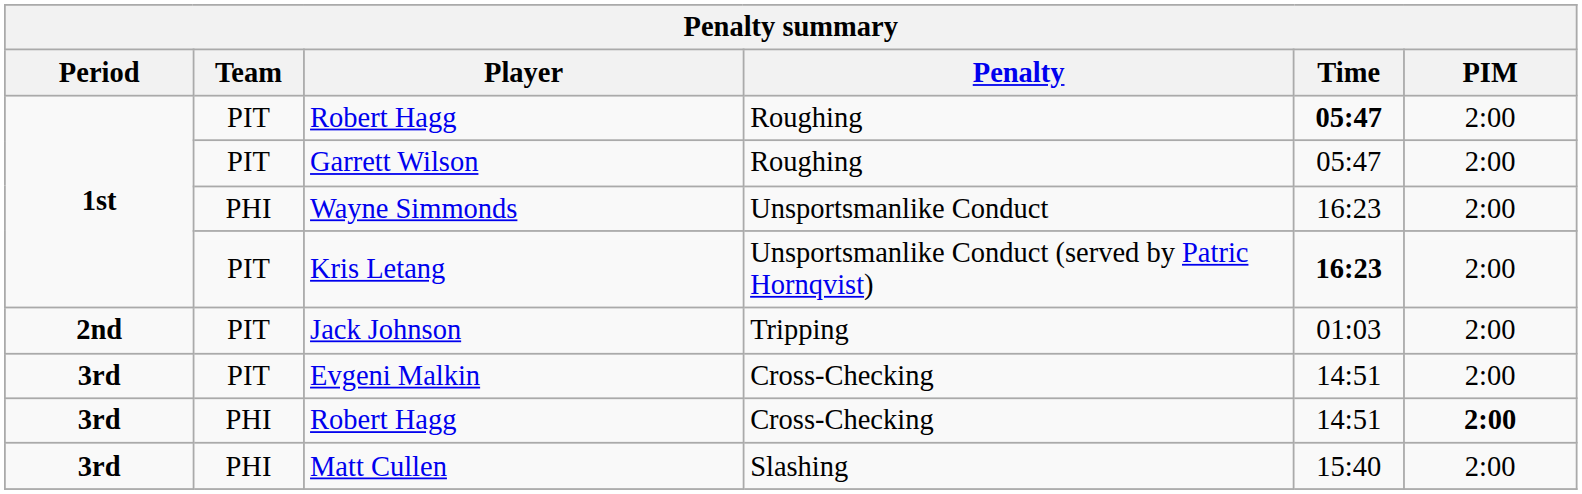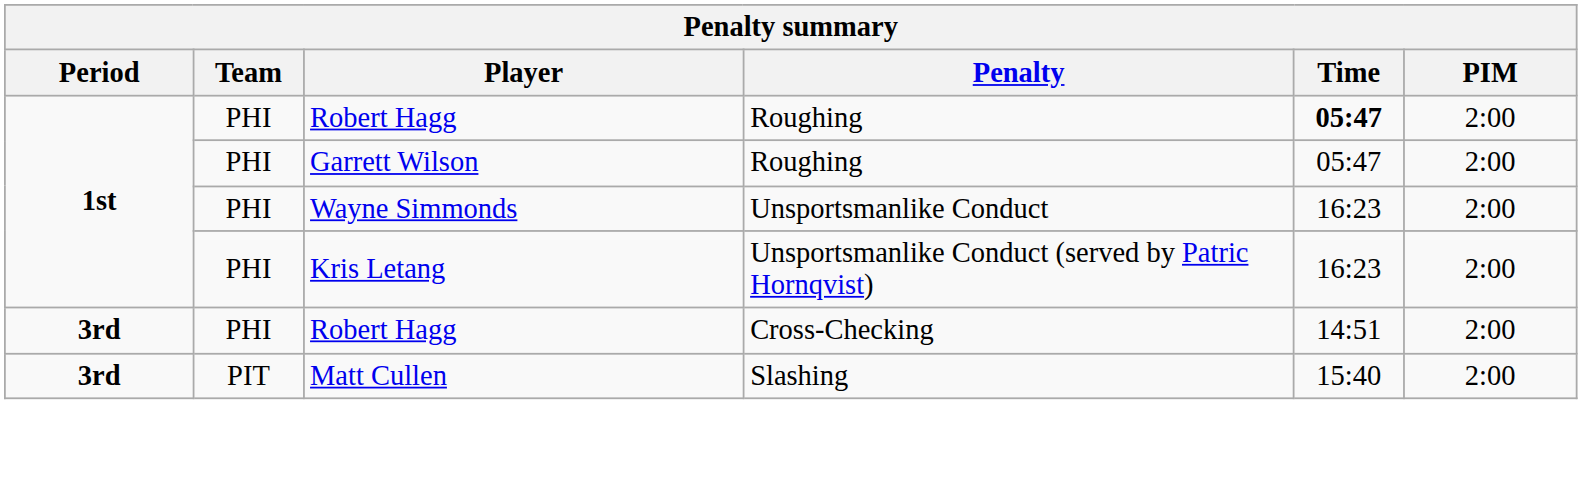(248, 117) PIT -> (248, 117) PHI
(248, 162) PIT -> (248, 162) PHI
(248, 268) PIT -> (248, 268) PHI
(1349, 268) bold -> (1349, 268) normal
- row: (386, 330)
- row: (395, 375)
(1490, 420) bold -> (1490, 330) normal
(248, 465) PHI -> (248, 375) PIT
